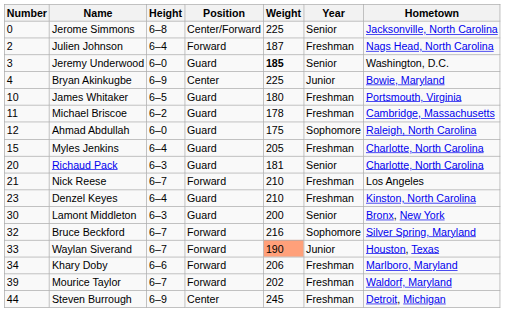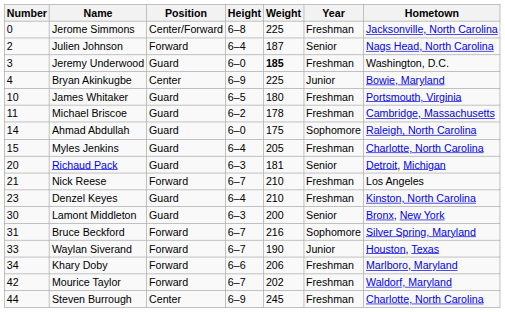columns swapped: (224, 13) <-> (166, 13)
(321, 30) Senior -> (330, 30) Freshman
(330, 47) Freshman -> (321, 47) Senior
(321, 63) Senior -> (330, 63) Freshman
(13, 131) 12 -> (13, 131) 14
(425, 165) Charlotte, North Carolina -> (406, 165) Detroit, Michigan
(13, 232) 32 -> (13, 232) 31
(275, 249) lightsalmon background -> (275, 249) no background
(13, 282) 39 -> (13, 282) 42
(406, 299) Detroit, Michigan -> (425, 299) Charlotte, North Carolina
